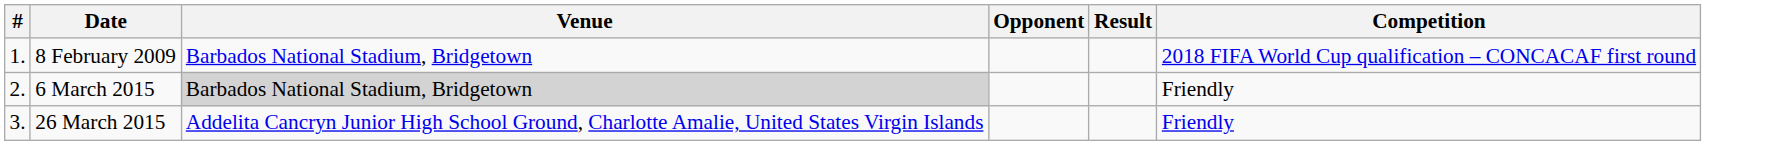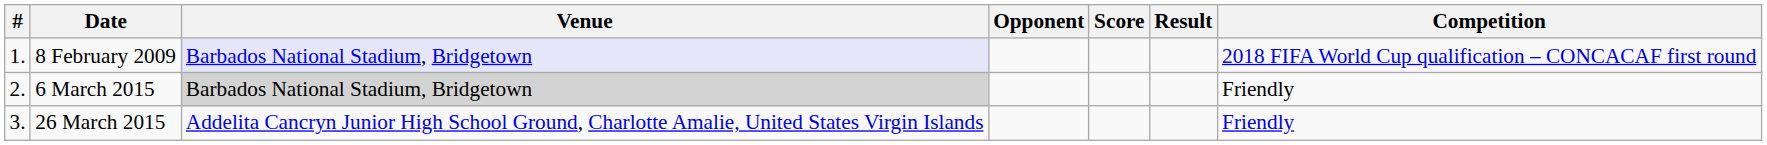+ column: (1119, 21)
(359, 55) no background -> (359, 55) lavender background
